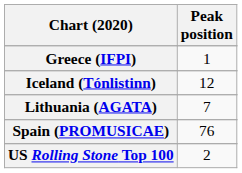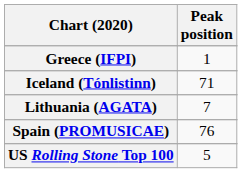(207, 82) 12 -> (207, 82) 71
(207, 155) 2 -> (207, 155) 5
